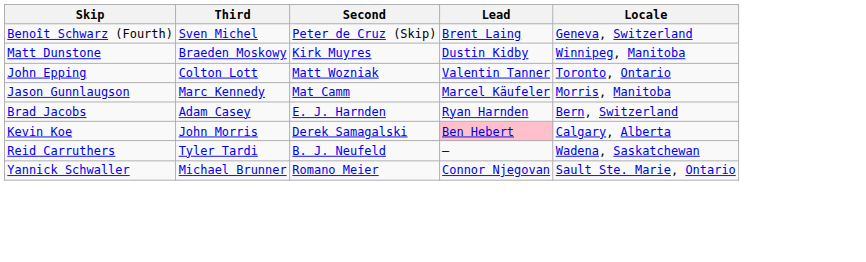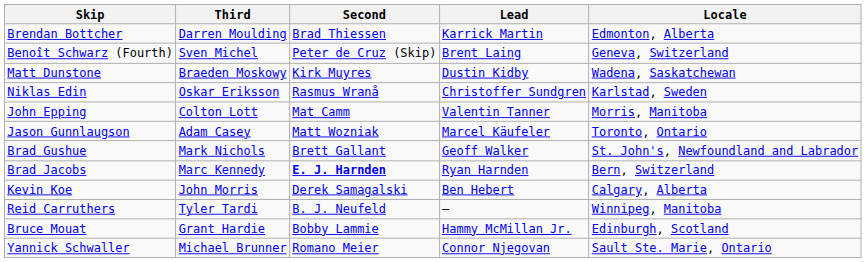+ row: (65, 34)
(621, 53) Winnipeg, Manitoba -> (664, 73) Wadena, Saskatchewan
+ row: (47, 92)
(336, 73) Matt Wozniak -> (321, 112) Mat Camm
(613, 73) Toronto, Ontario -> (649, 112) Morris, Manitoba
(222, 92) Marc Kennedy -> (215, 131) Adam Casey
(321, 92) Mat Camm -> (336, 131) Matt Wozniak
(613, 92) Morris, Manitoba -> (649, 131) Toronto, Ontario
+ row: (47, 151)
(215, 112) Adam Casey -> (222, 170) Marc Kennedy
(339, 112) normal -> (339, 170) bold
(478, 131) pink background -> (478, 190) no background
(628, 151) Wadena, Saskatchewan -> (657, 209) Winnipeg, Manitoba
+ row: (47, 229)
